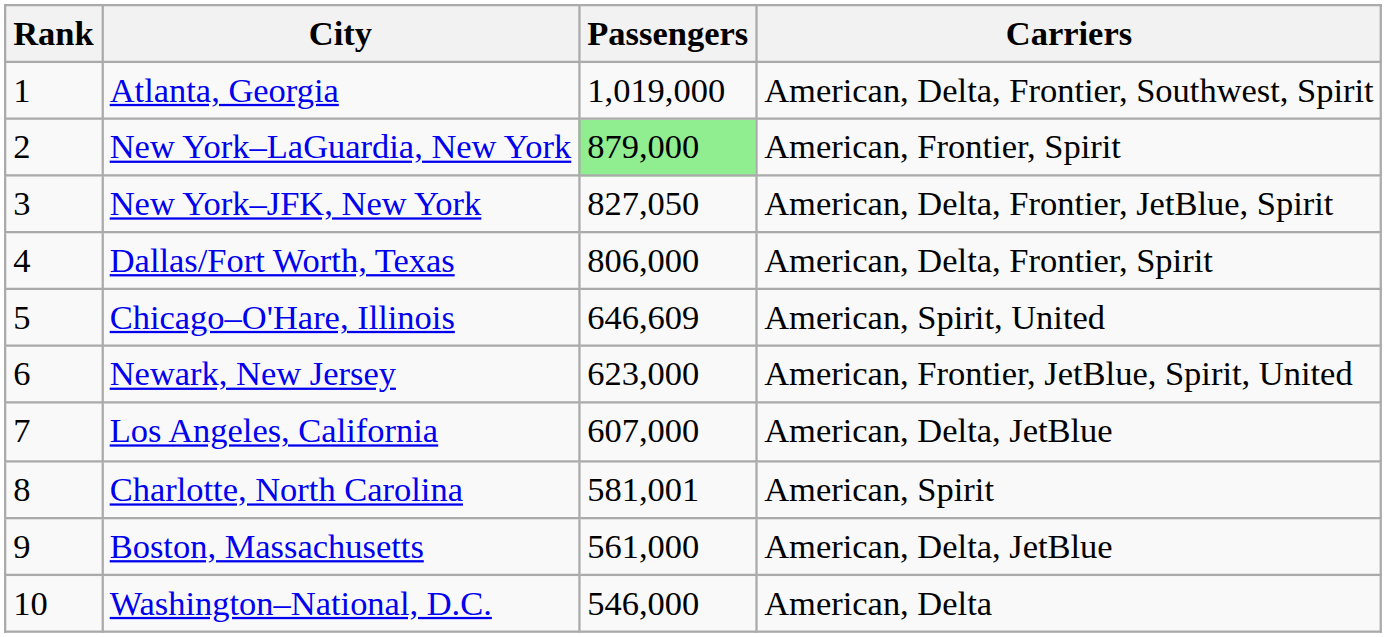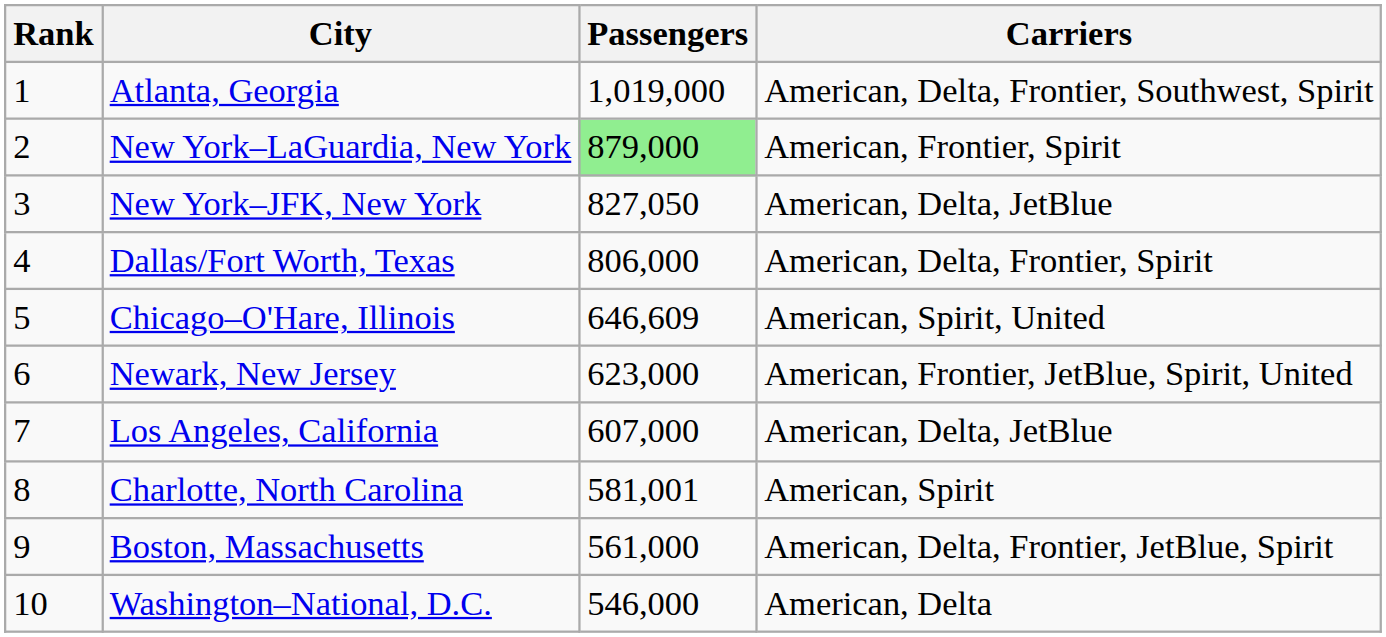(1049, 203) American, Delta, Frontier, JetBlue, Spirit -> (938, 203) American, Delta, JetBlue
(938, 545) American, Delta, JetBlue -> (1049, 545) American, Delta, Frontier, JetBlue, Spirit
